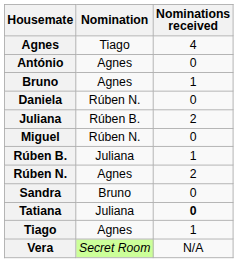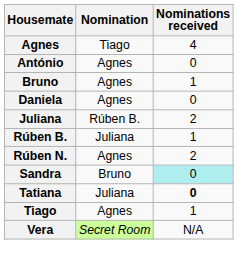(115, 100) Rúben N. -> (115, 100) Agnes
- row: (40, 137)
(193, 193) no background -> (193, 174) paleturquoise background
